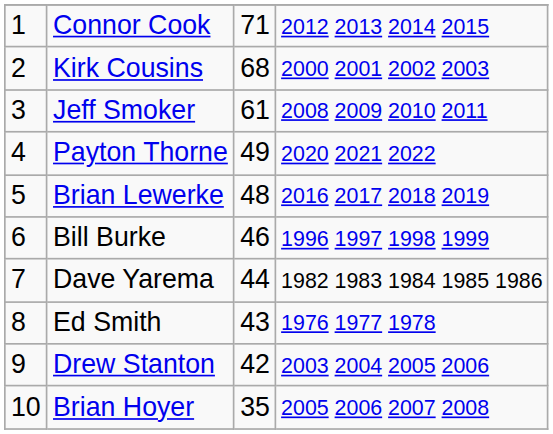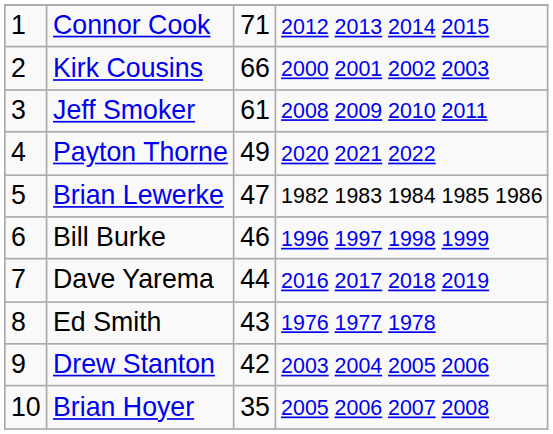(255, 68) 68 -> (255, 68) 66
(255, 195) 48 -> (255, 195) 47
(385, 196) 2016 2017 2018 2019 -> (412, 196) 1982 1983 1984 1985 1986
(412, 280) 1982 1983 1984 1985 1986 -> (385, 280) 2016 2017 2018 2019
